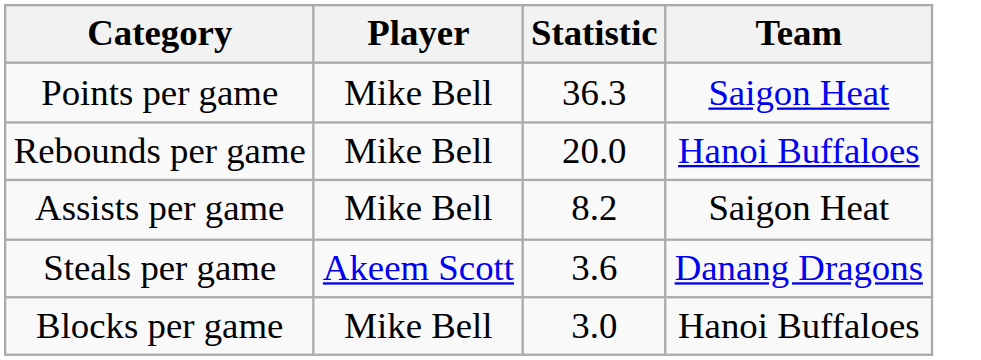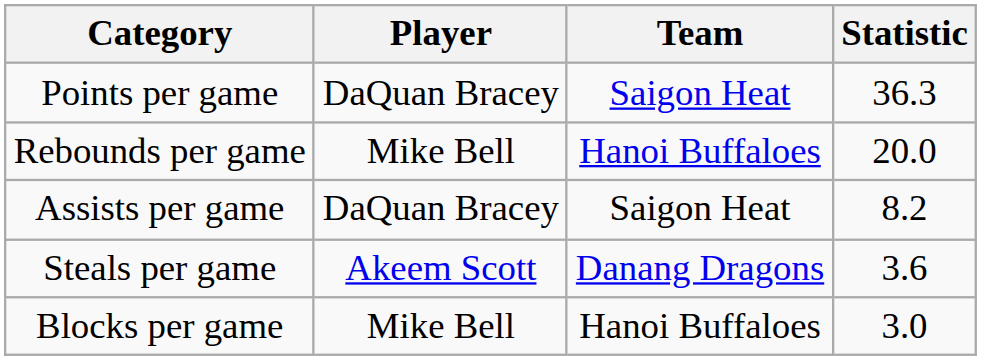columns swapped: (799, 33) <-> (594, 33)
(418, 92) Mike Bell -> (441, 92) DaQuan Bracey
(418, 208) Mike Bell -> (441, 208) DaQuan Bracey
